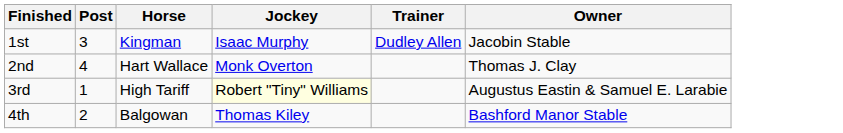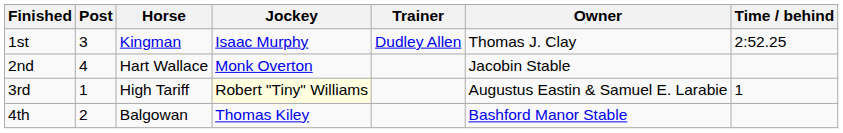+ column: (784, 16)
(519, 41) Jacobin Stable -> (522, 41) Thomas J. Clay
(522, 66) Thomas J. Clay -> (519, 66) Jacobin Stable
